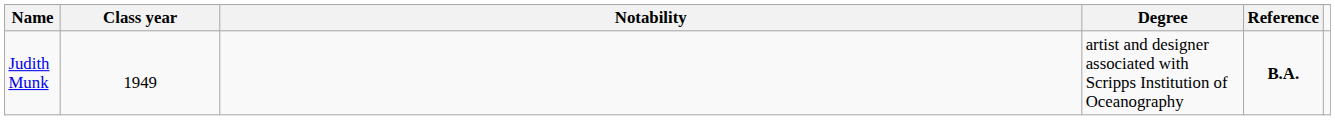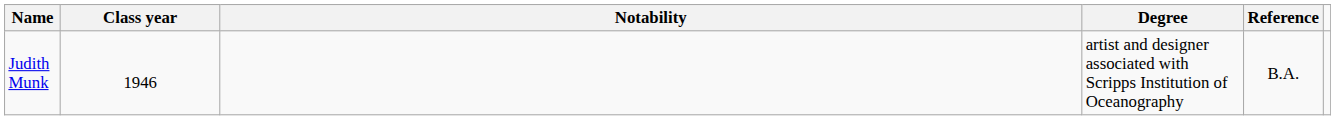(140, 82) 1949 -> (140, 82) 1946
(1283, 72) bold -> (1283, 72) normal
